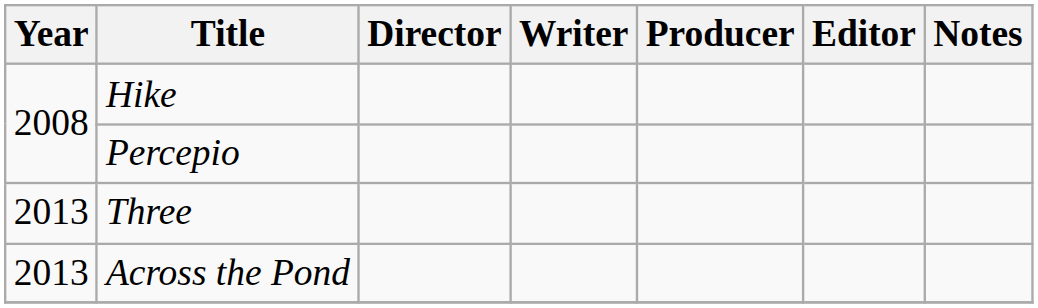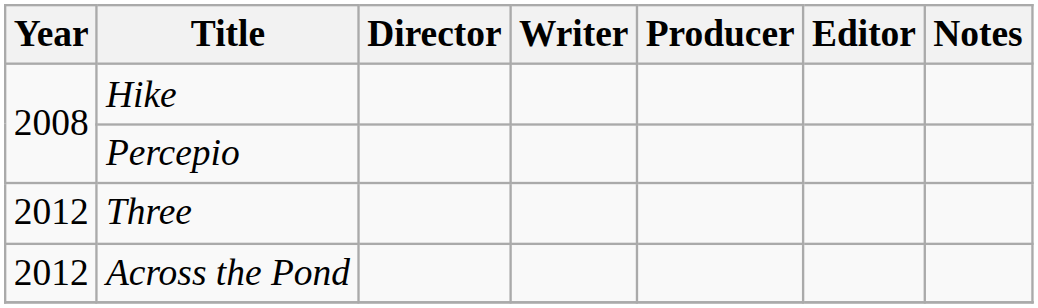(51, 212) 2013 -> (51, 212) 2012
(51, 271) 2013 -> (51, 271) 2012
